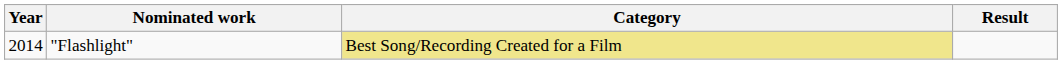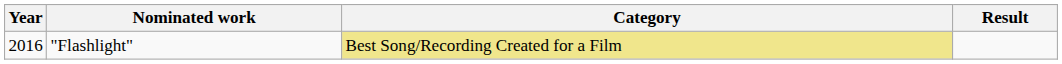(26, 45) 2014 -> (26, 45) 2016
